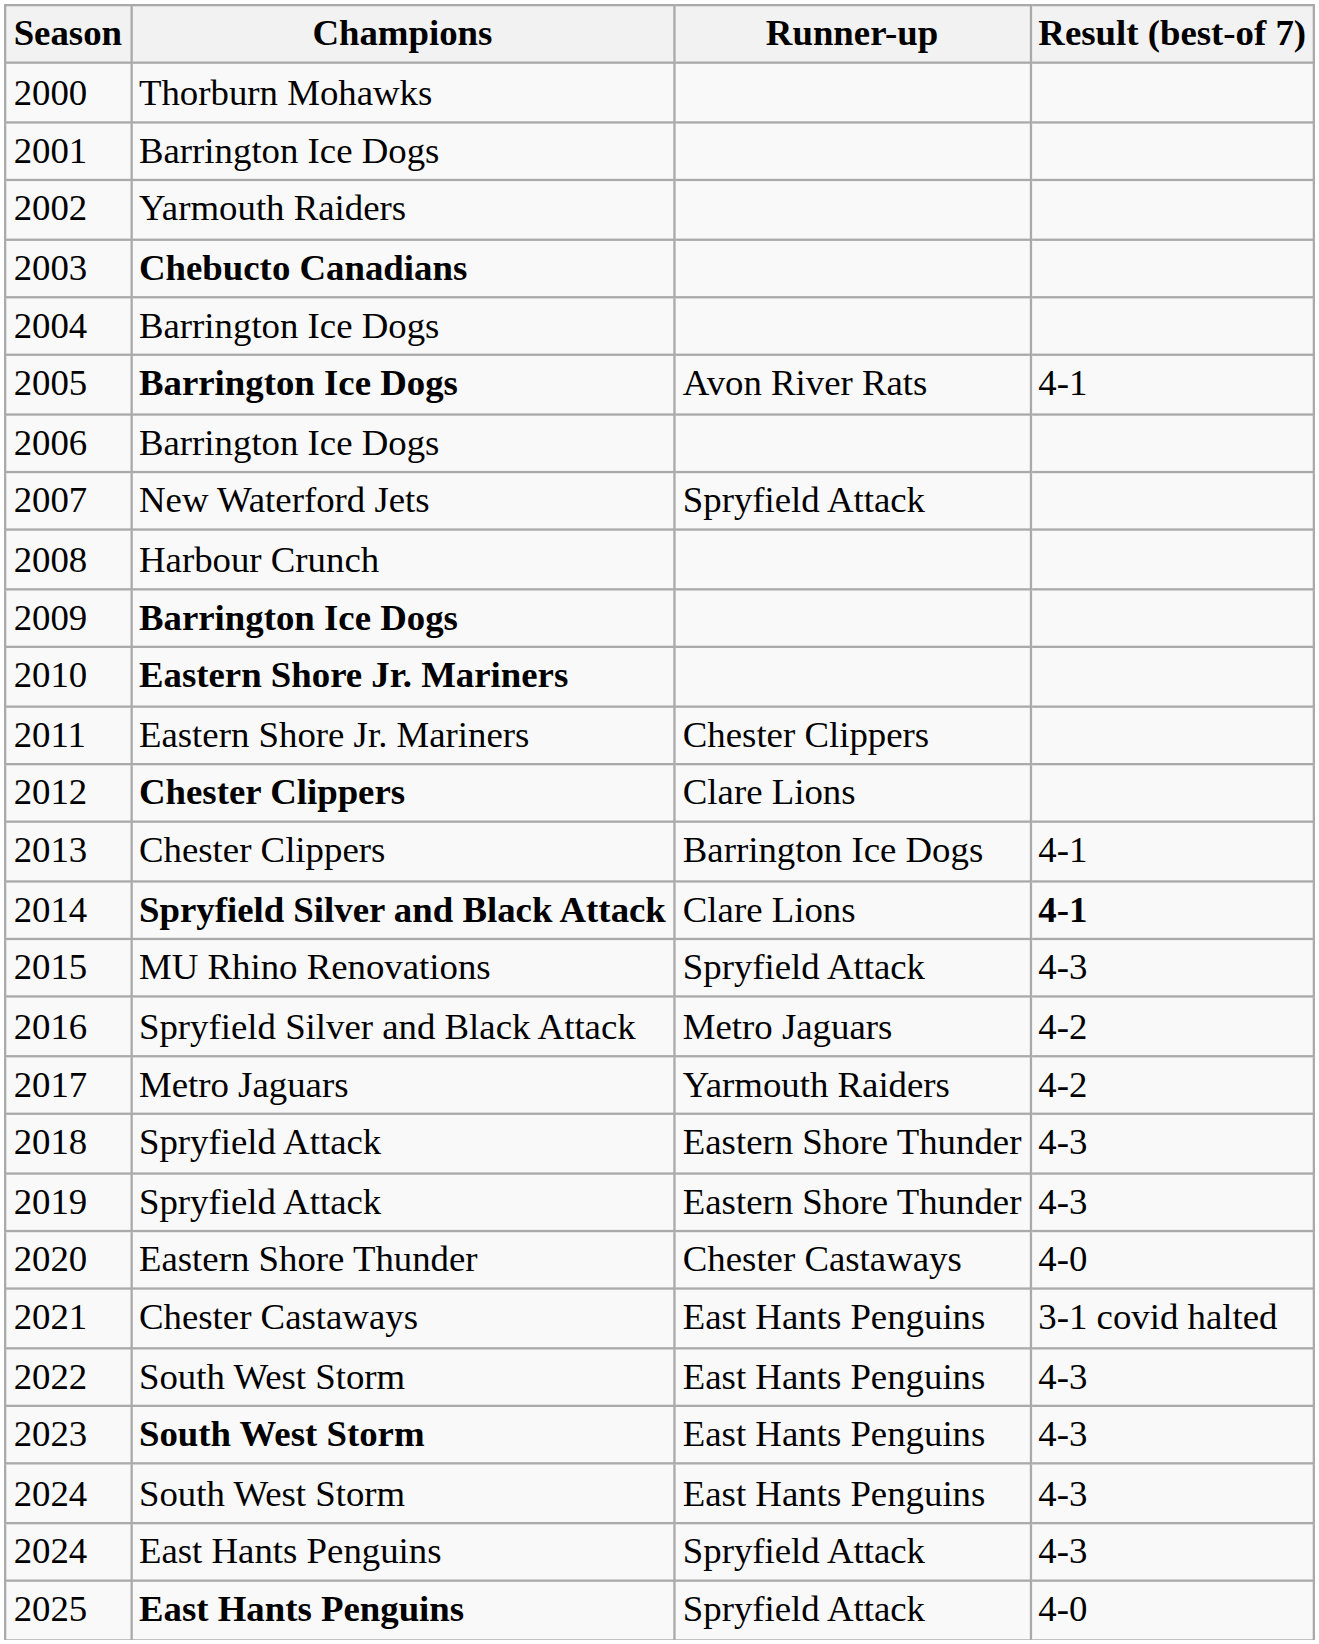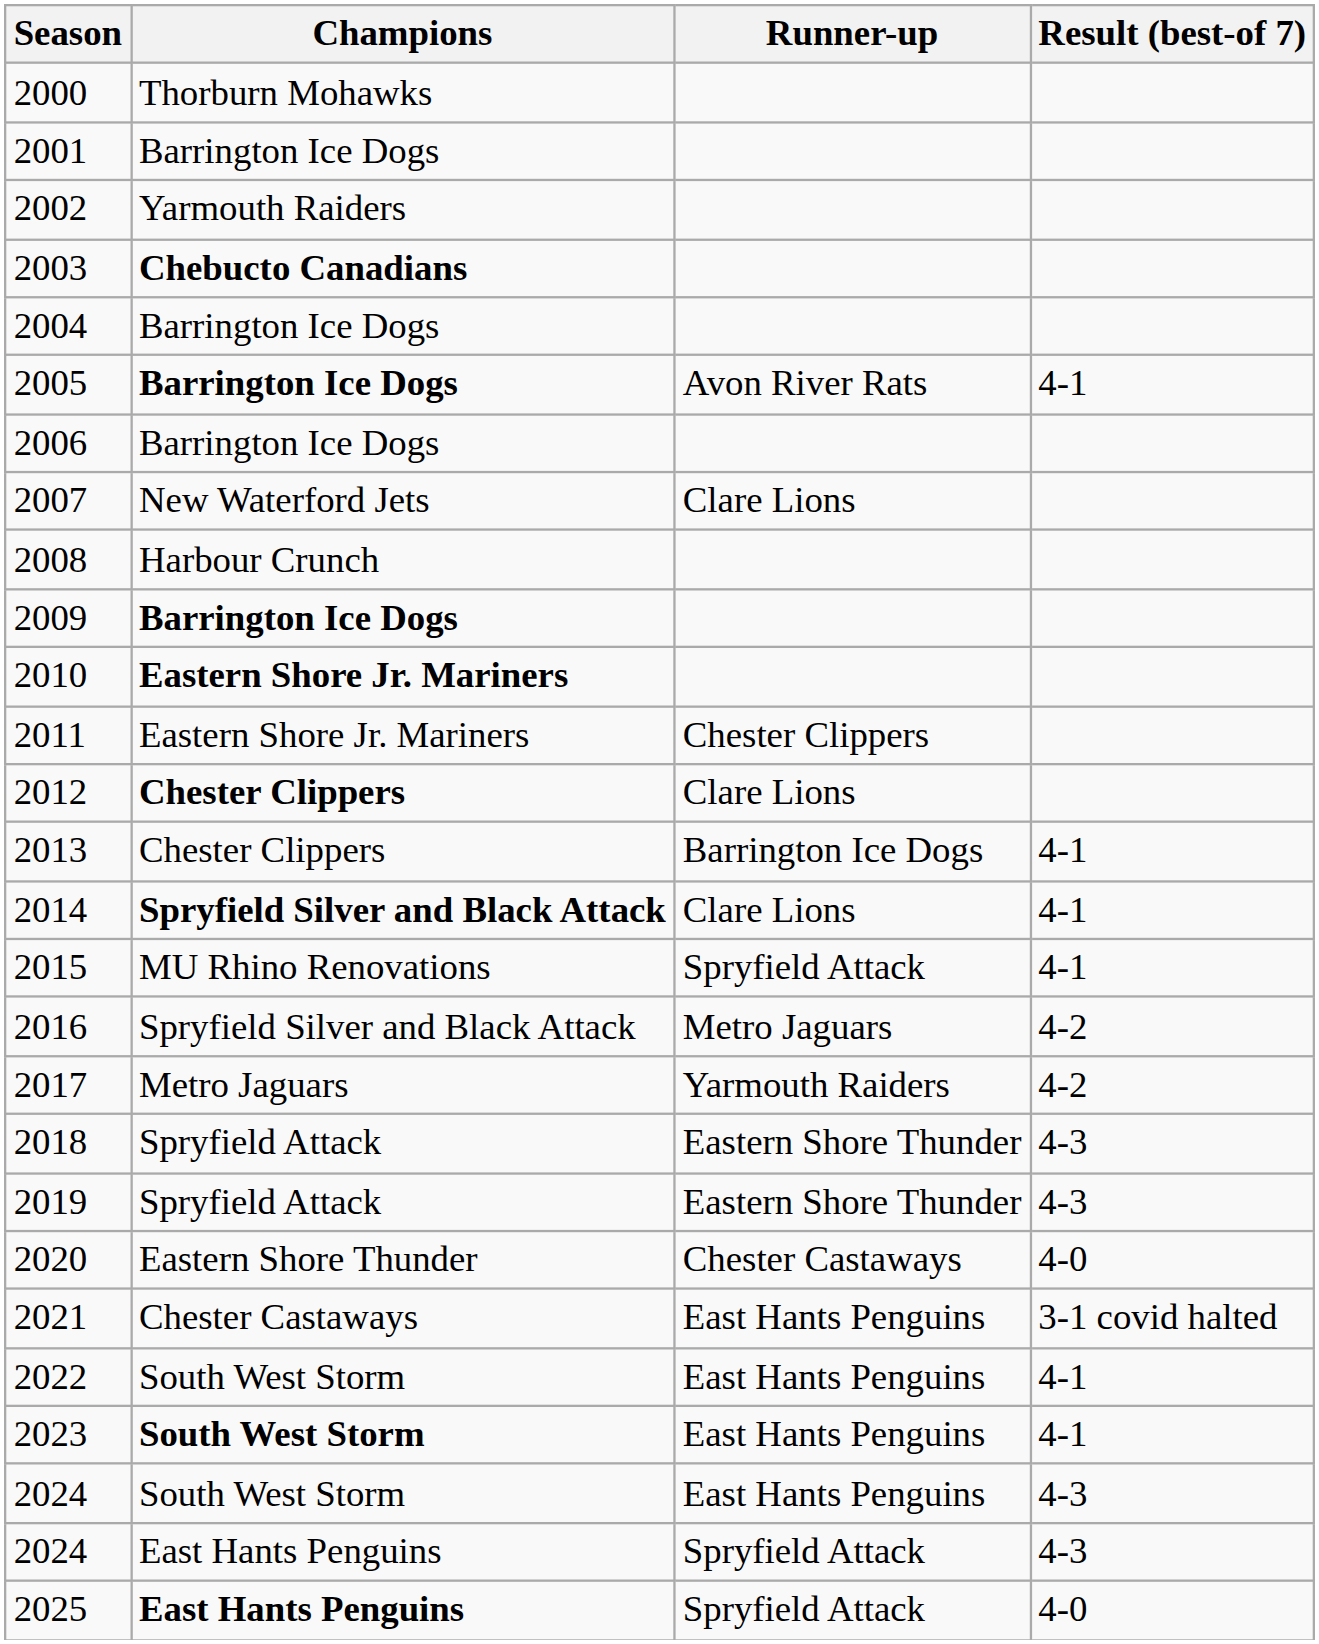(804, 500) Spryfield Attack -> (769, 500) Clare Lions
(1063, 909) bold -> (1063, 909) normal
(1063, 967) 4-3 -> (1063, 967) 4-1
(1063, 1376) 4-3 -> (1063, 1376) 4-1
(1063, 1434) 4-3 -> (1063, 1434) 4-1
